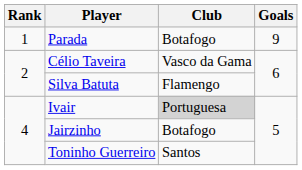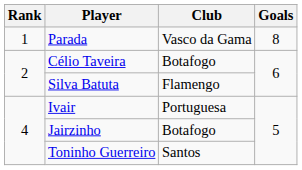(189, 38) Botafogo -> (207, 38) Vasco da Gama
(276, 38) 9 -> (276, 38) 8
(207, 61) Vasco da Gama -> (189, 61) Botafogo
(194, 107) lightgrey background -> (194, 107) no background
